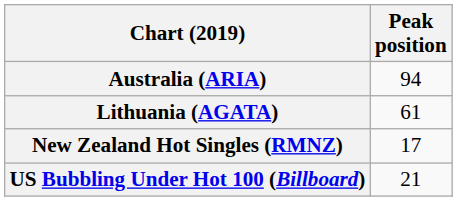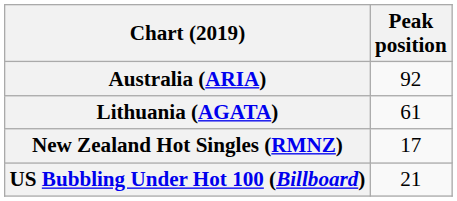(411, 78) 94 -> (411, 78) 92
